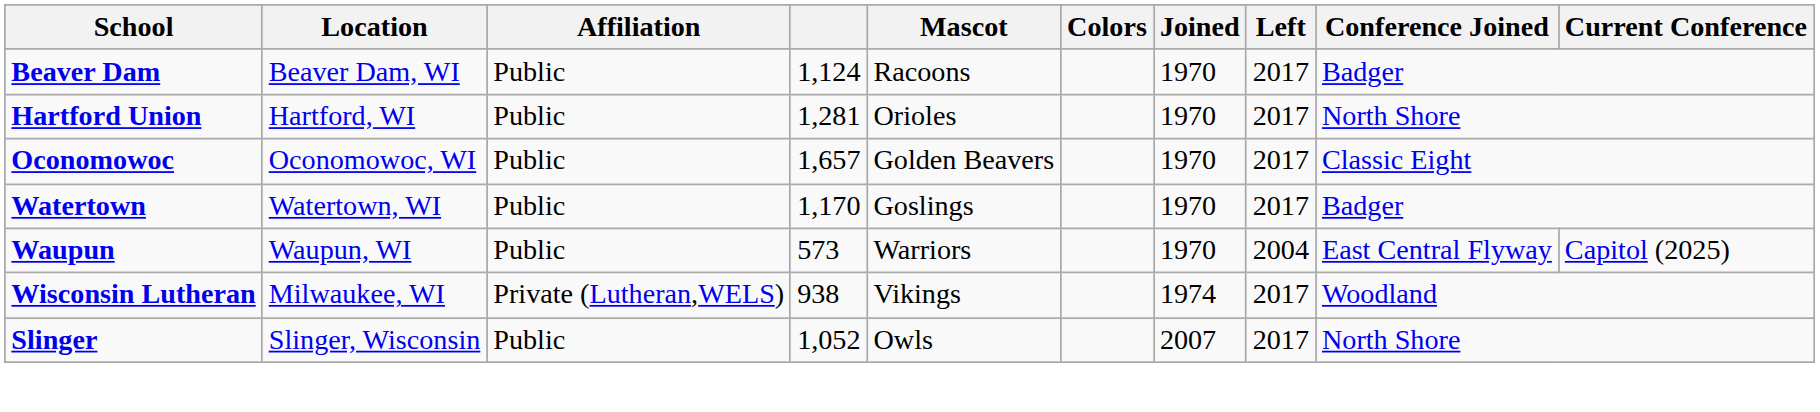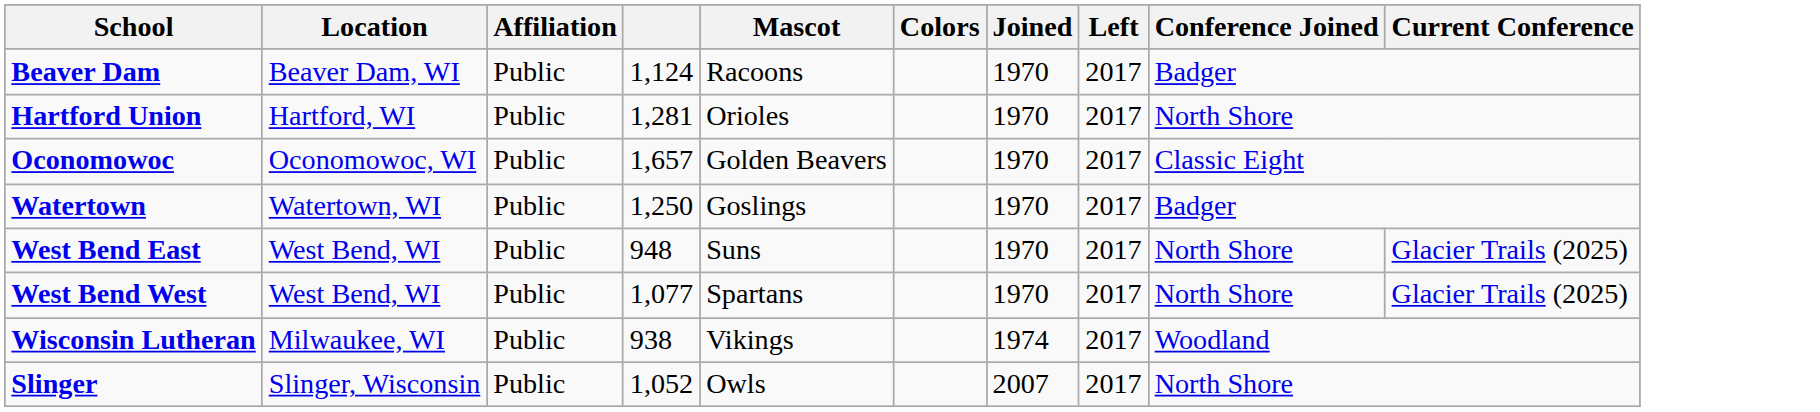(829, 205) 1,170 -> (662, 205) 1,250
- row: (63, 250)
+ row: (106, 250)
+ row: (109, 294)
(639, 294) Private (Lutheran,WELS) -> (529, 339) Public
